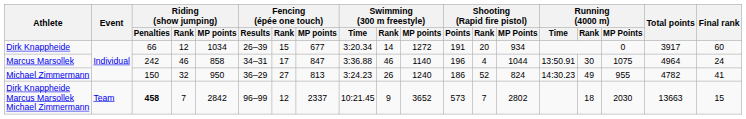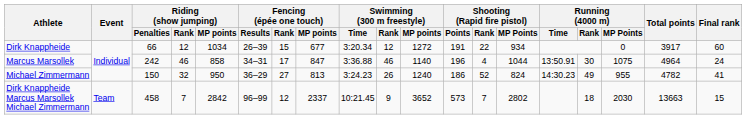(388, 48) 14 -> (388, 48) 12
(484, 48) 20 -> (484, 48) 22
(152, 98) bold -> (152, 98) normal
